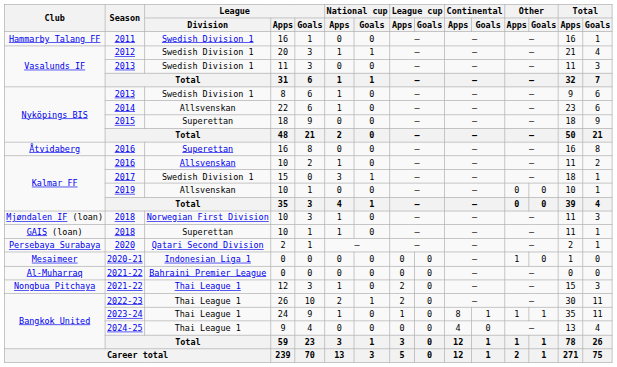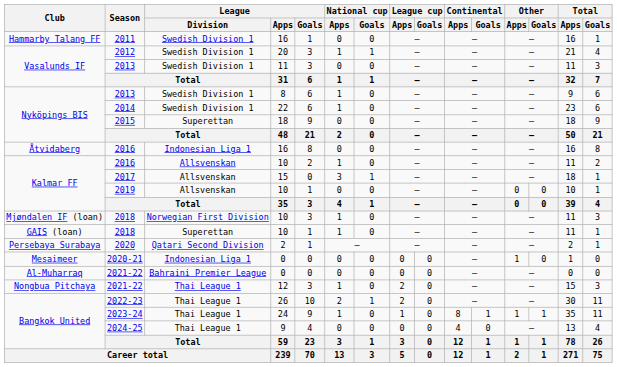(208, 108) Allsvenskan -> (208, 108) Swedish Division 1
(208, 149) Superettan -> (208, 149) Indonesian Liga 1
(208, 176) Swedish Division 1 -> (208, 176) Allsvenskan
